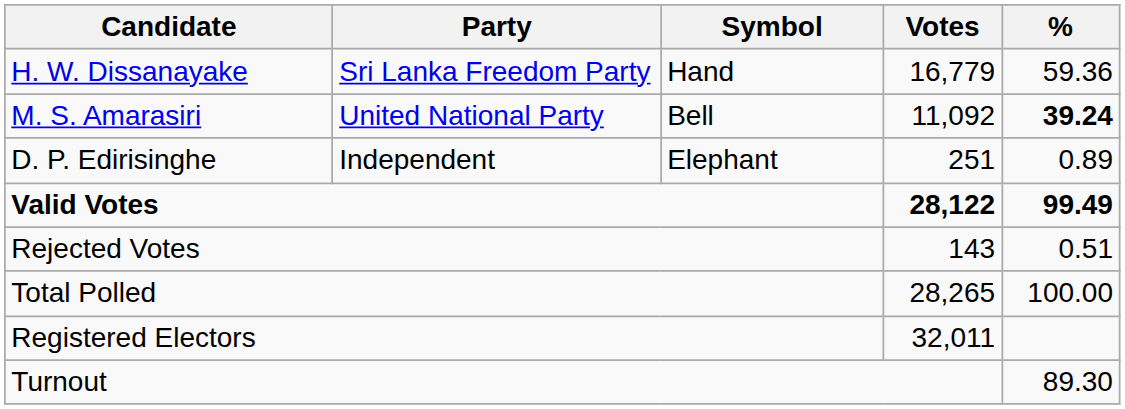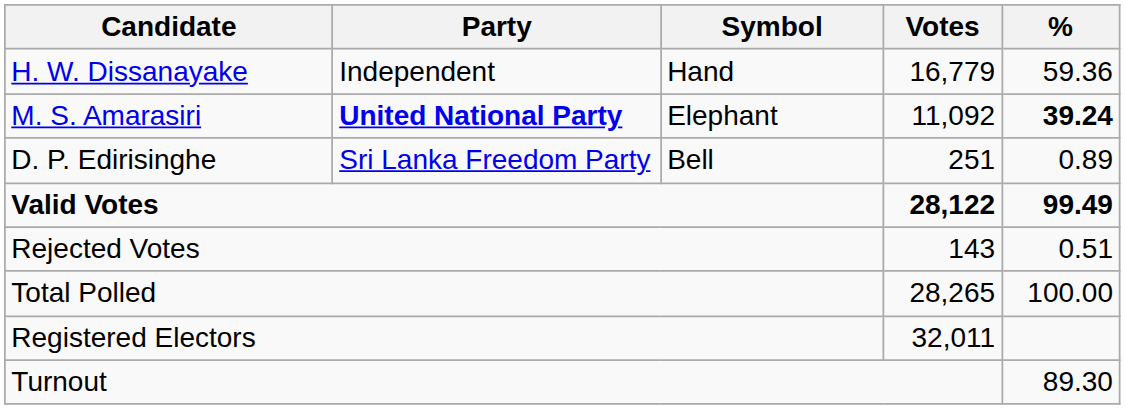(495, 71) Sri Lanka Freedom Party -> (417, 71) Independent
(472, 115) normal -> (481, 115) bold
(690, 115) Bell -> (722, 115) Elephant
(417, 159) Independent -> (495, 159) Sri Lanka Freedom Party
(722, 159) Elephant -> (690, 159) Bell
